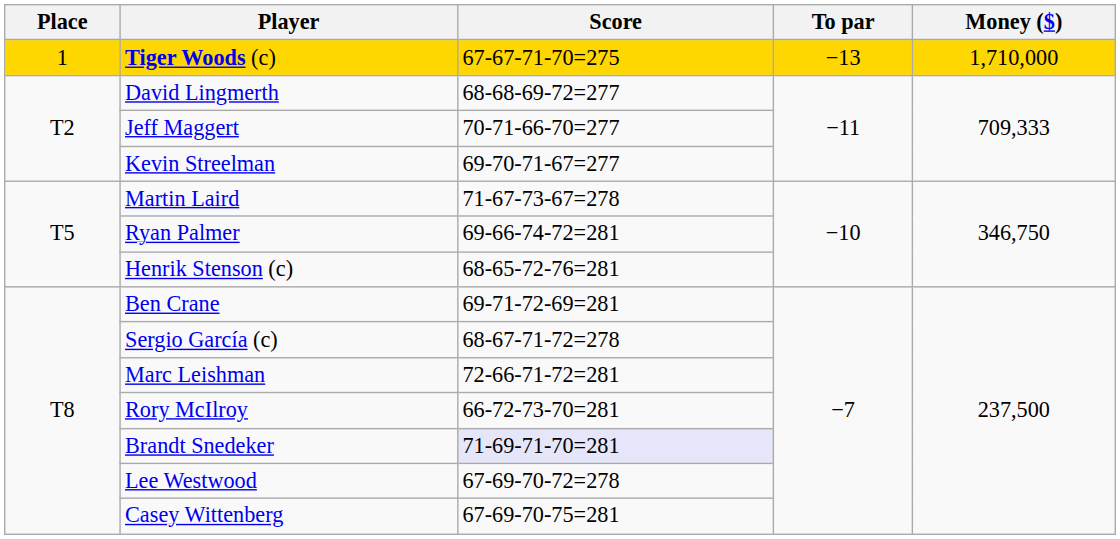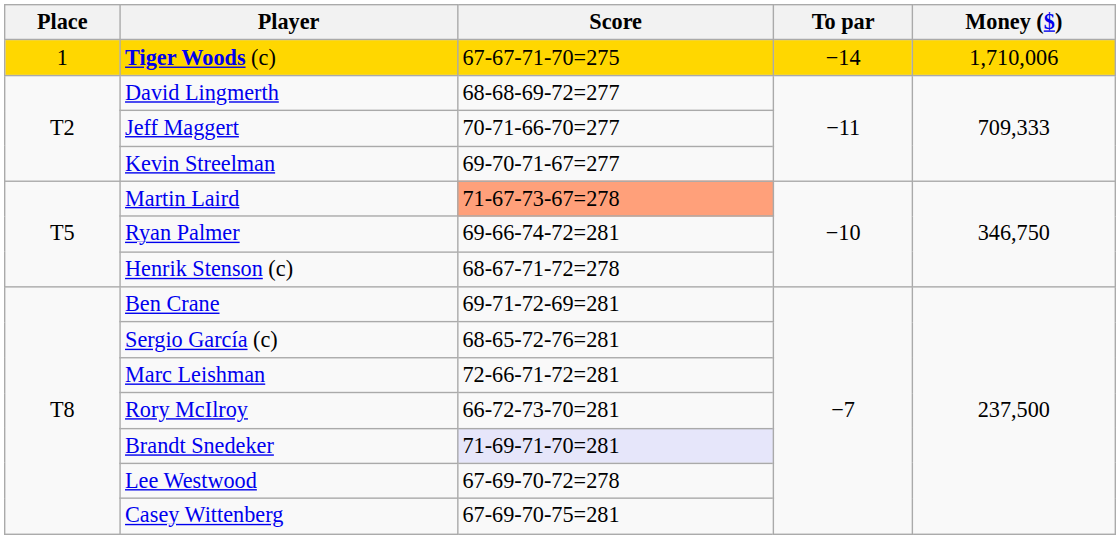(843, 57) −13 -> (843, 57) −14
(1014, 57) 1,710,000 -> (1014, 57) 1,710,006
(541, 198) no background -> (541, 198) lightsalmon background
(541, 269) 68-65-72-76=281 -> (541, 269) 68-67-71-72=278
(541, 339) 68-67-71-72=278 -> (541, 339) 68-65-72-76=281
